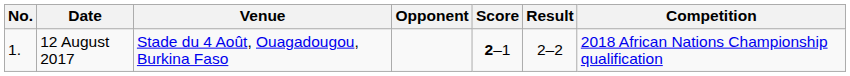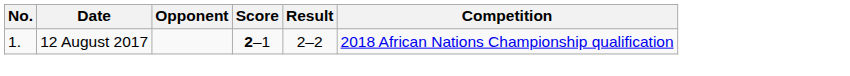- column: (263, 16)
